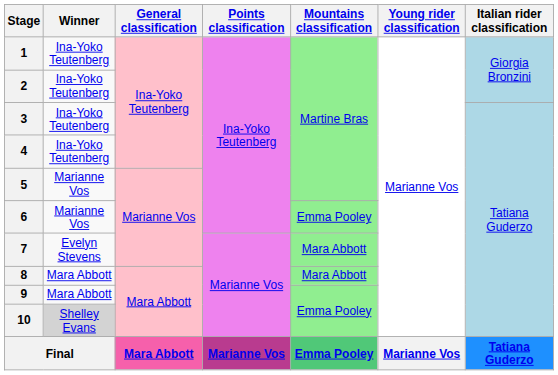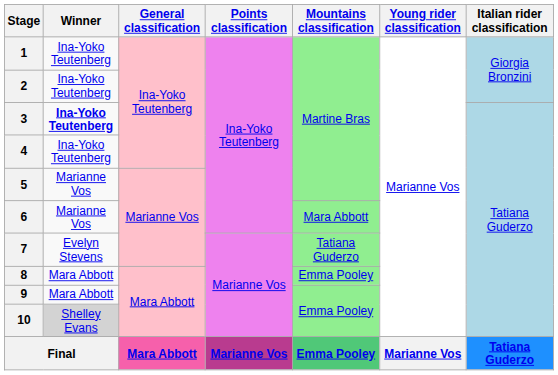(79, 119) normal -> (81, 119) bold
(334, 217) Emma Pooley -> (336, 217) Mara Abbott
(334, 250) Mara Abbott -> (336, 250) Tatiana Guderzo
(334, 276) Mara Abbott -> (336, 276) Emma Pooley
